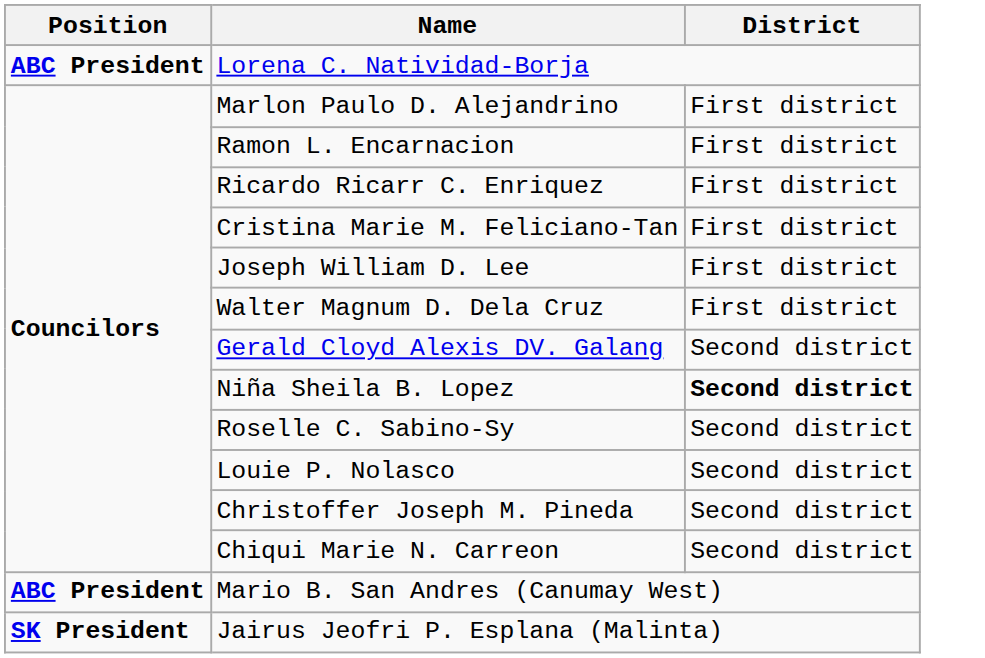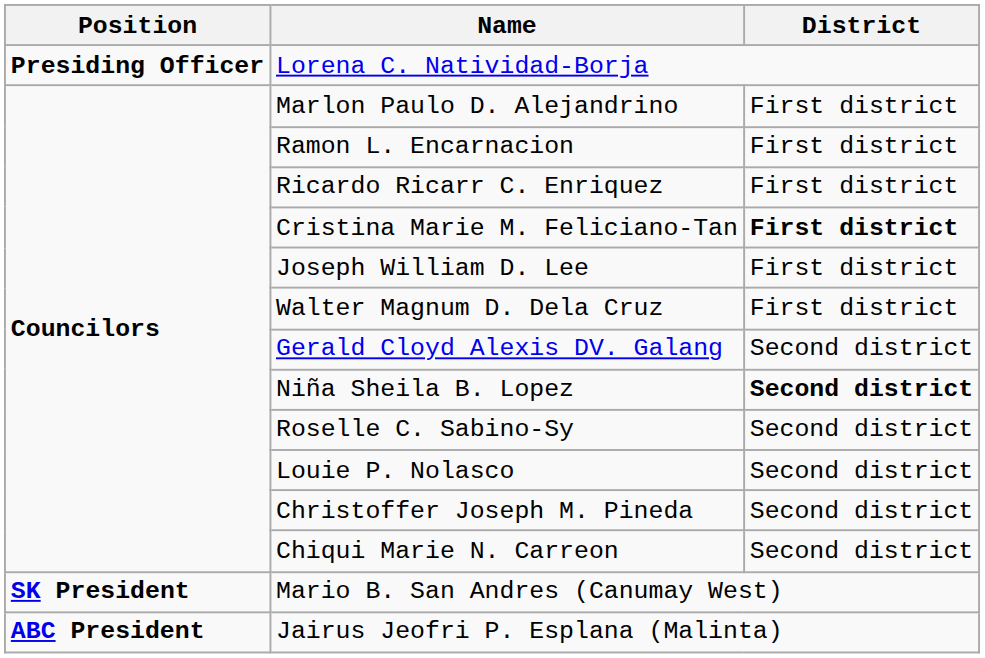(108, 66) ABC President -> (138, 66) Presiding Officer
(794, 228) normal -> (854, 228) bold
(108, 592) ABC President -> (100, 592) SK President
(100, 632) SK President -> (108, 632) ABC President
